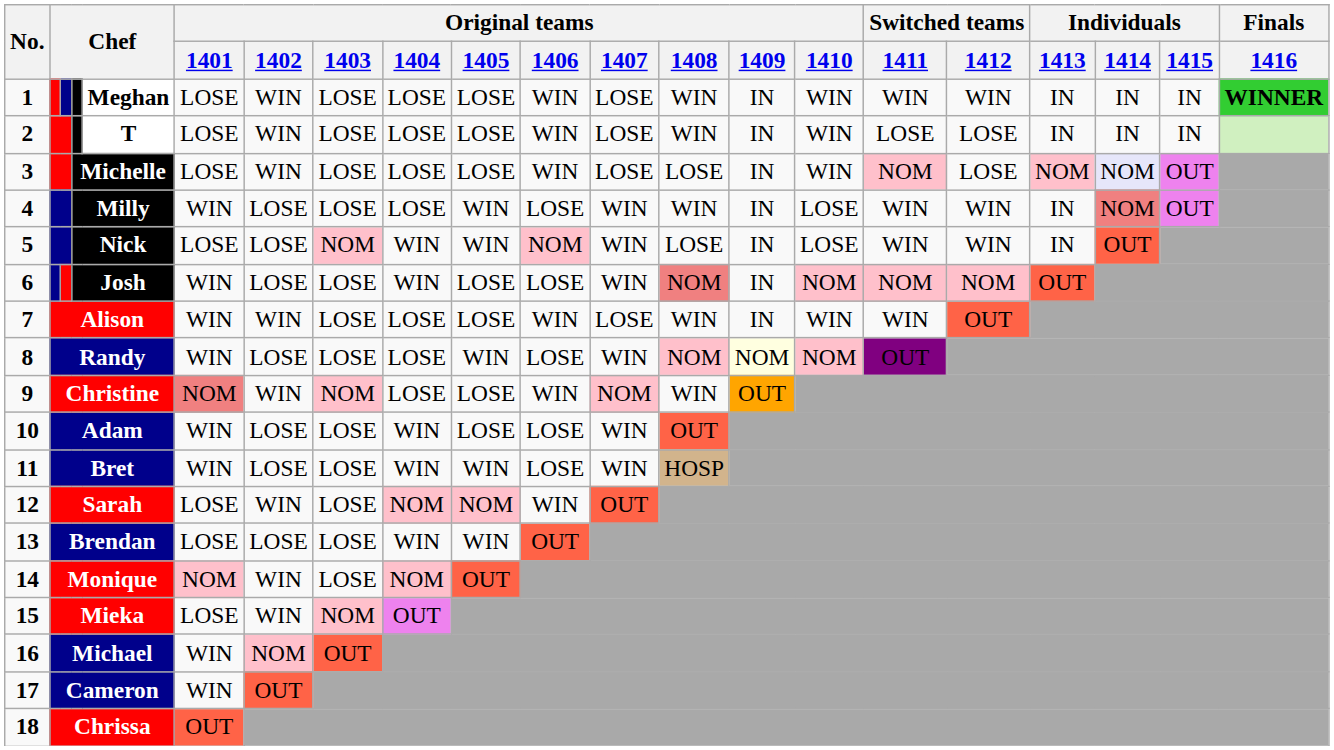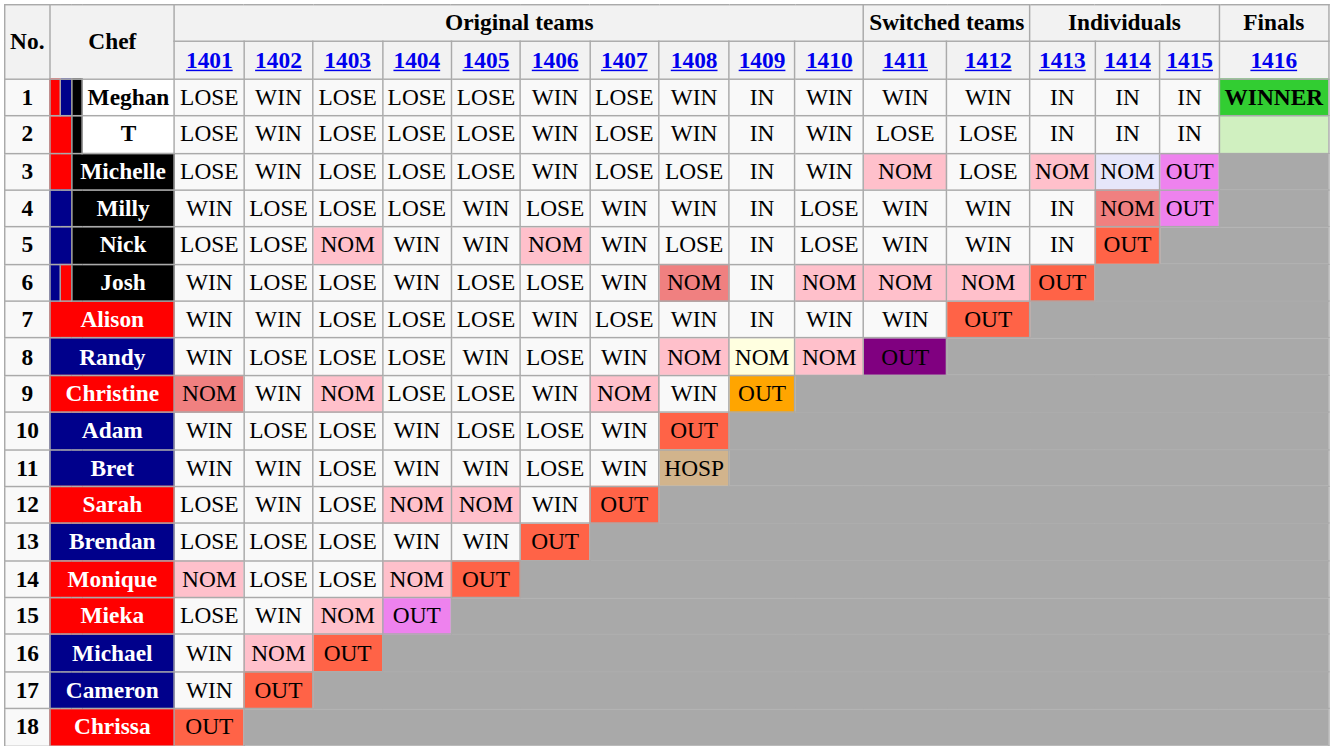(278, 467) LOSE -> (278, 467) WIN
(278, 578) WIN -> (278, 578) LOSE
